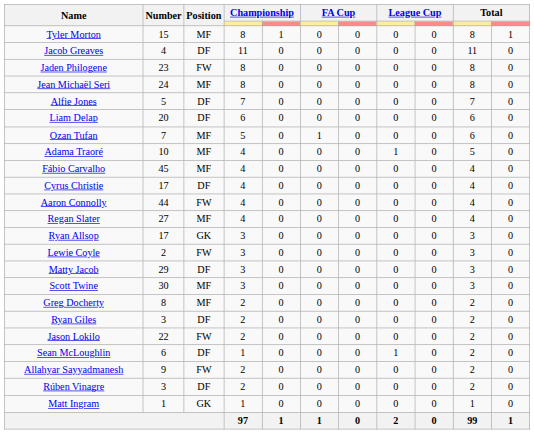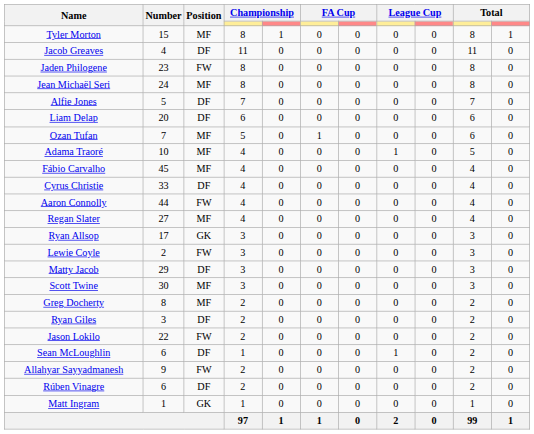(164, 185) 17 -> (164, 185) 33
(164, 387) 3 -> (164, 387) 6
